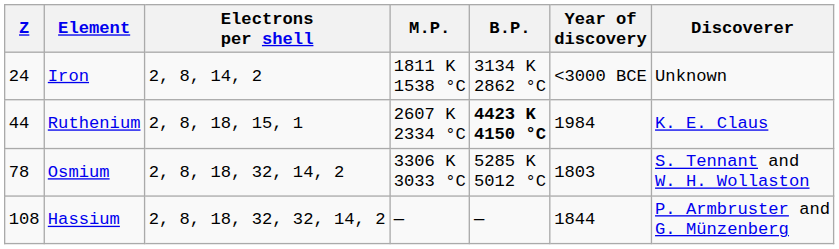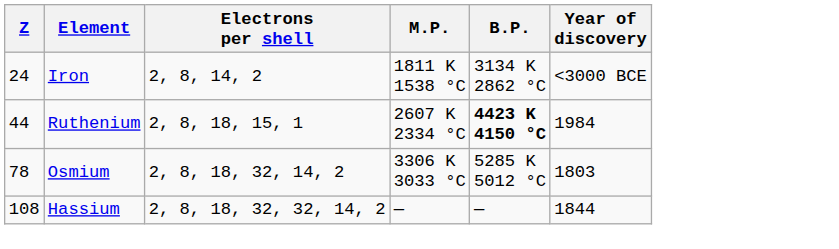- column: (743, 29)
